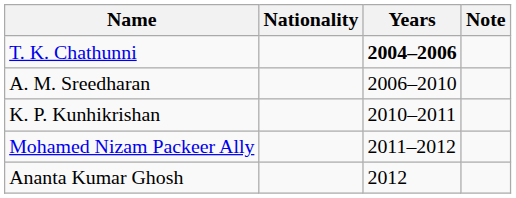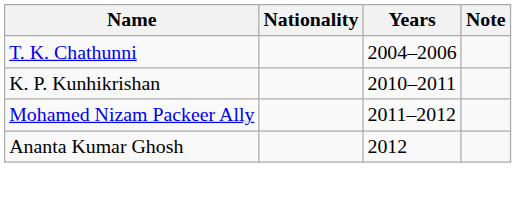(412, 51) bold -> (412, 51) normal
- row: (80, 83)
